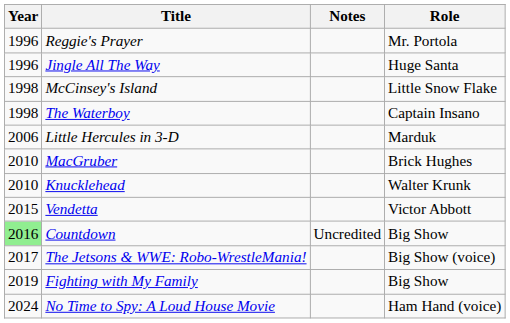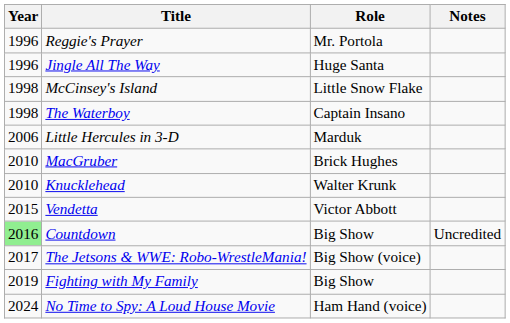columns swapped: (445, 16) <-> (347, 16)
